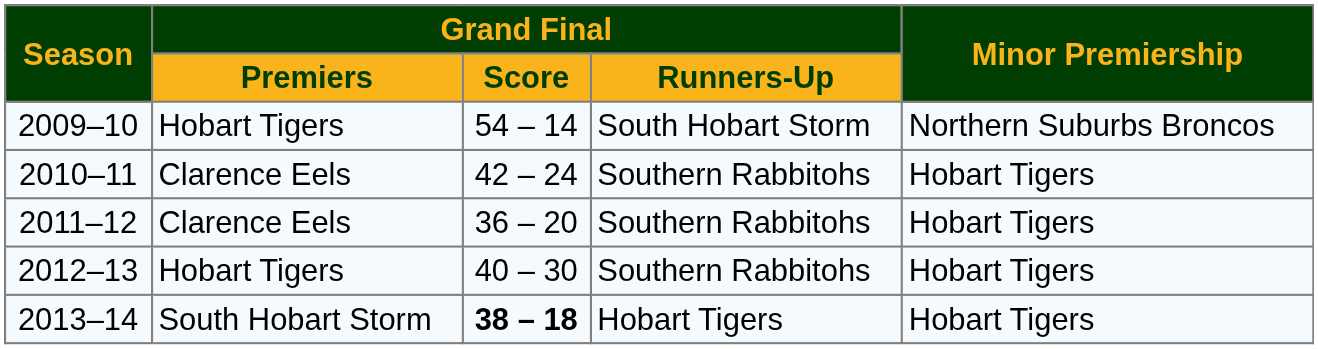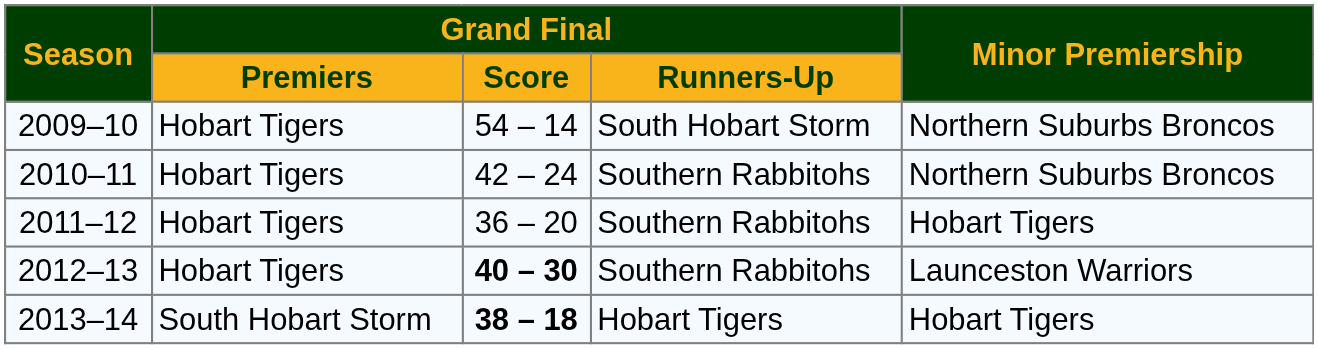(255, 174) Clarence Eels -> (251, 174) Hobart Tigers
(1002, 174) Hobart Tigers -> (1092, 174) Northern Suburbs Broncos
(255, 222) Clarence Eels -> (251, 222) Hobart Tigers
(526, 271) normal -> (526, 271) bold
(1002, 271) Hobart Tigers -> (1051, 271) Launceston Warriors
